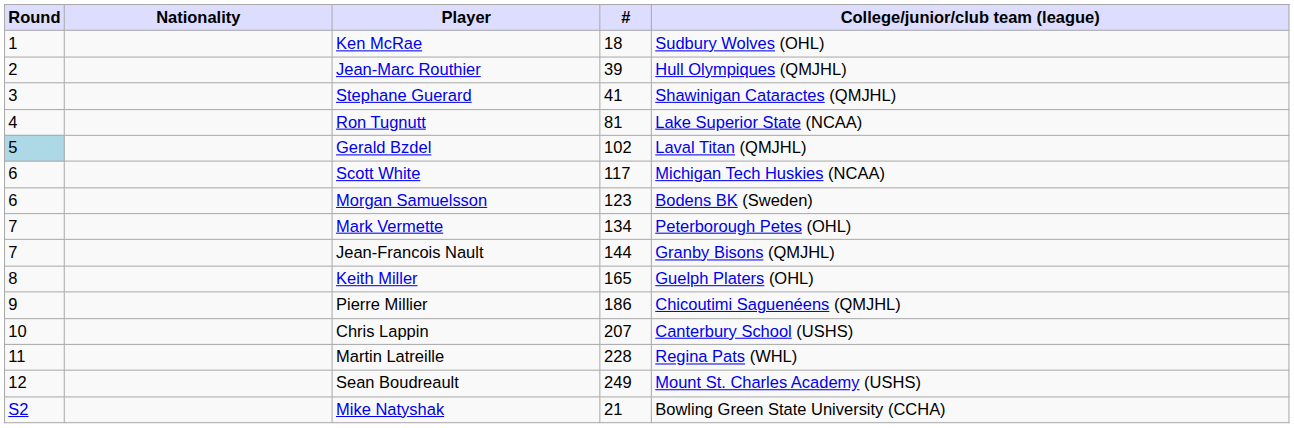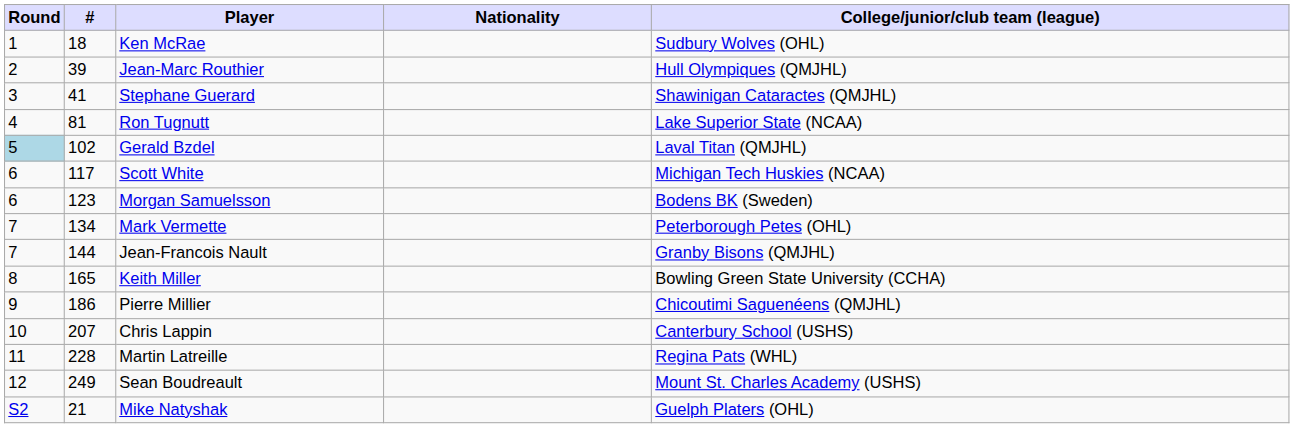columns swapped: (626, 17) <-> (198, 17)
(735, 278) Guelph Platers (OHL) -> (800, 278) Bowling Green State University (CCHA)
(800, 409) Bowling Green State University (CCHA) -> (735, 409) Guelph Platers (OHL)
